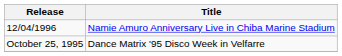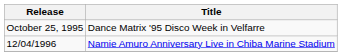rows swapped: (45, 43) <-> (31, 28)
